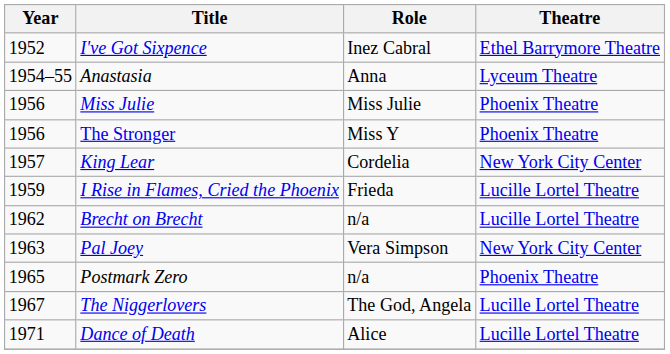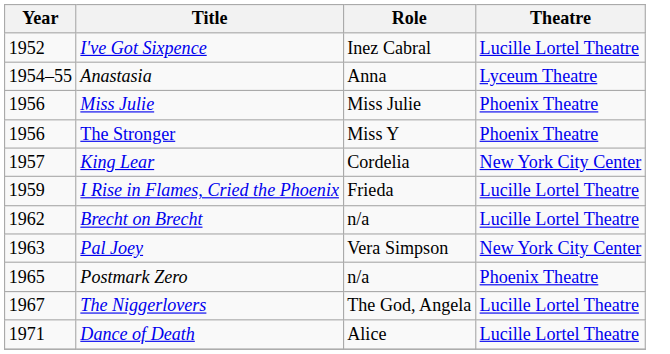(570, 47) Ethel Barrymore Theatre -> (559, 47) Lucille Lortel Theatre
